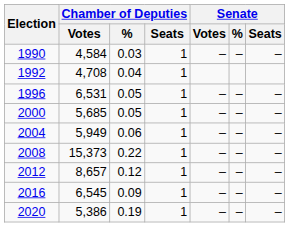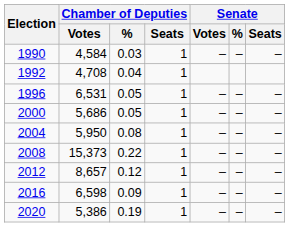(91, 113) 5,685 -> (91, 113) 5,686
(91, 133) 5,949 -> (91, 133) 5,950
(130, 133) 0.06 -> (130, 133) 0.08
(91, 192) 6,545 -> (91, 192) 6,598
